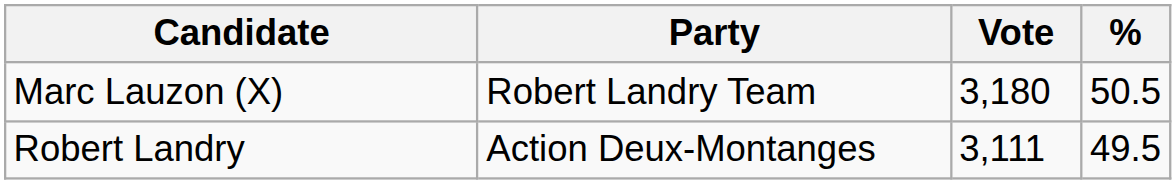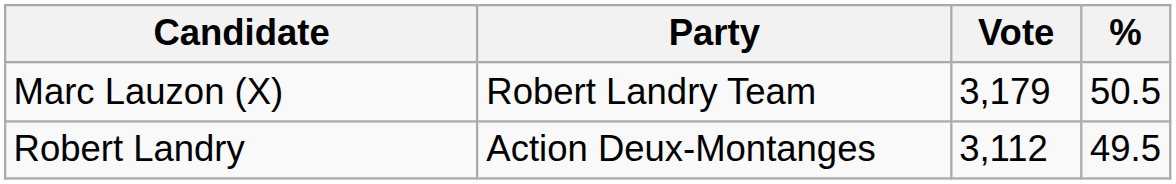(1005, 91) 3,180 -> (1005, 91) 3,179
(1002, 149) 3,111 -> (1003, 149) 3,112
